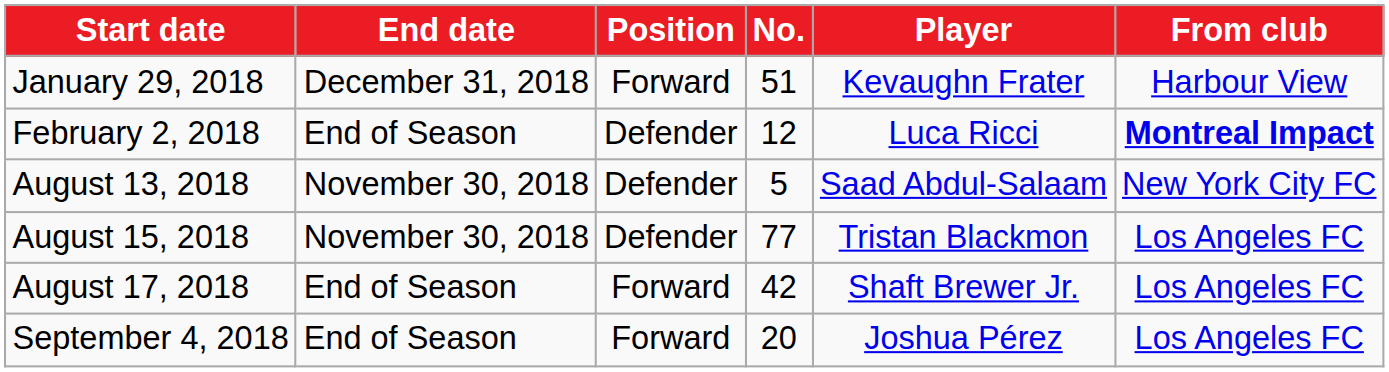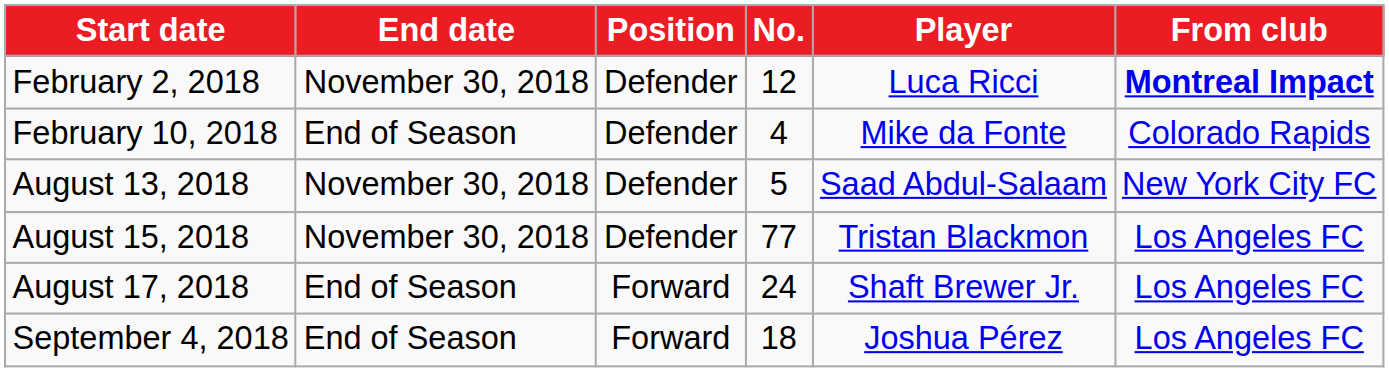- row: (138, 81)
(410, 133) End of Season -> (446, 81) November 30, 2018
+ row: (145, 133)
(779, 287) 42 -> (779, 287) 24
(779, 339) 20 -> (779, 339) 18
